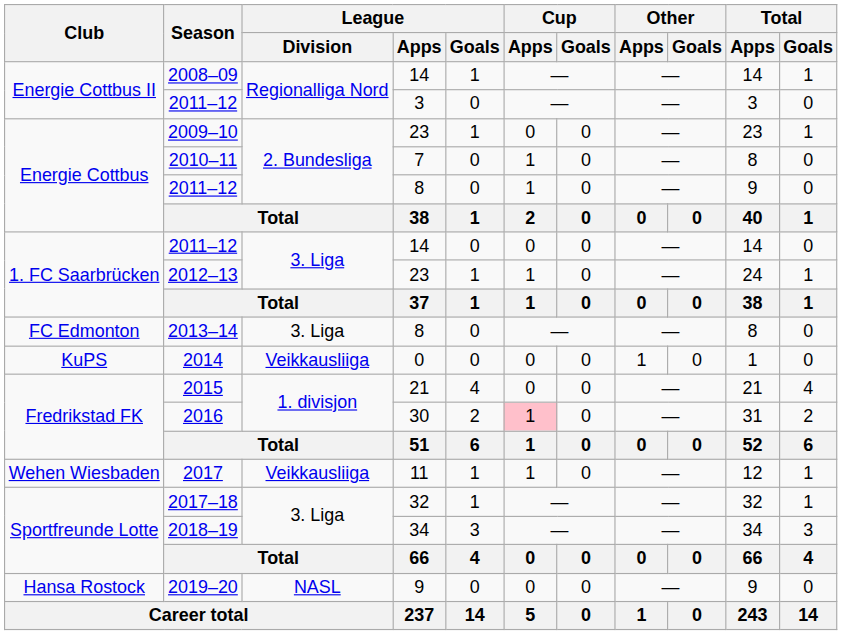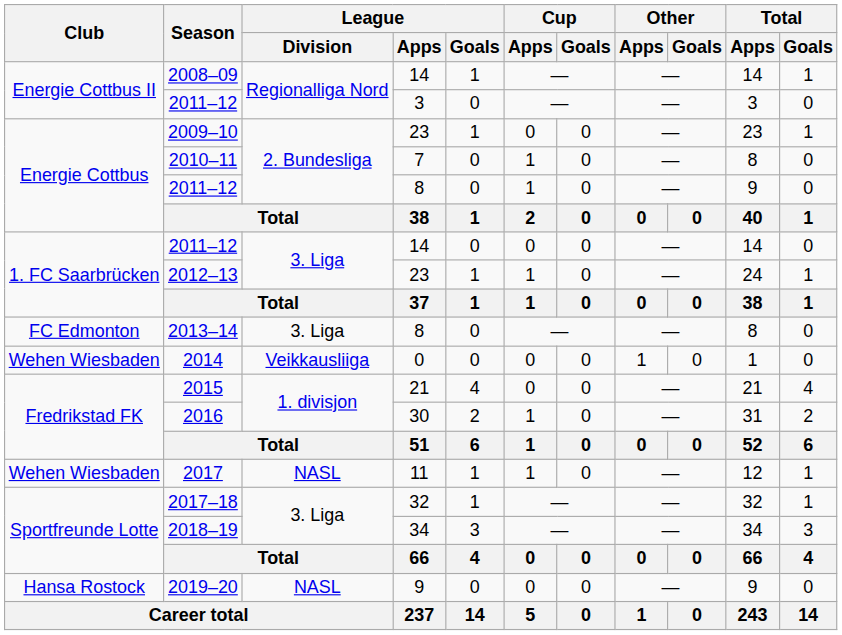(84, 359) KuPS -> (84, 359) Wehen Wiesbaden
(530, 416) pink background -> (530, 416) no background
(317, 473) Veikkausliiga -> (317, 473) NASL
